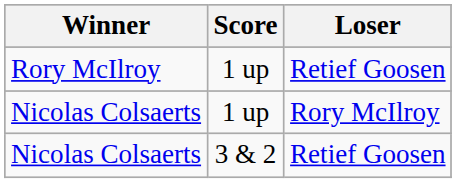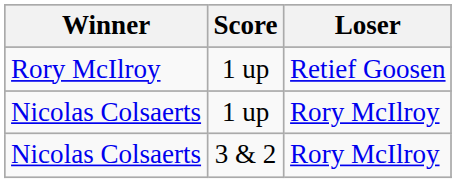(368, 154) Retief Goosen -> (365, 154) Rory McIlroy
